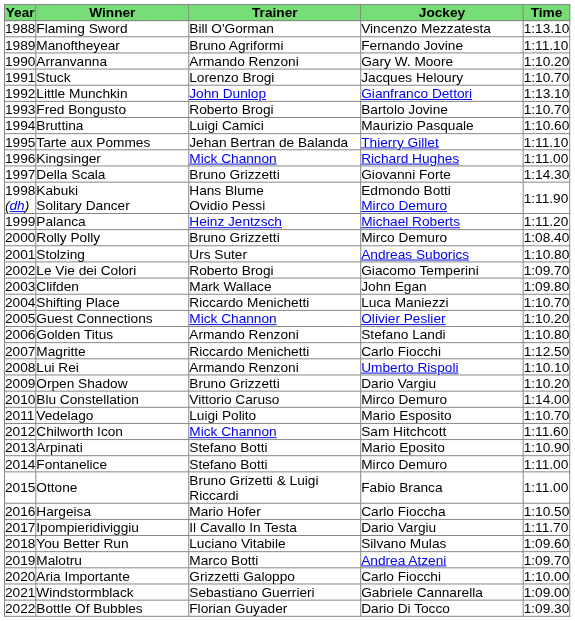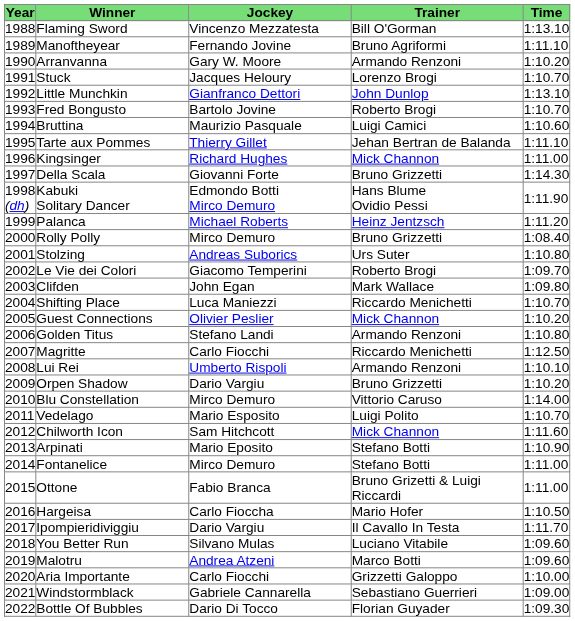columns swapped: (442, 13) <-> (275, 13)
(546, 560) 1:09.70 -> (546, 560) 1:09.60
